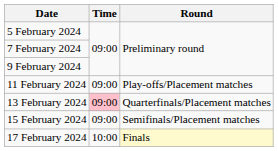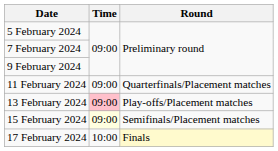(187, 84) Play-offs/Placement matches -> (197, 84) Quarterfinals/Placement matches
(197, 102) Quarterfinals/Placement matches -> (187, 102) Play-offs/Placement matches
(104, 119) no background -> (104, 119) lightyellow background
